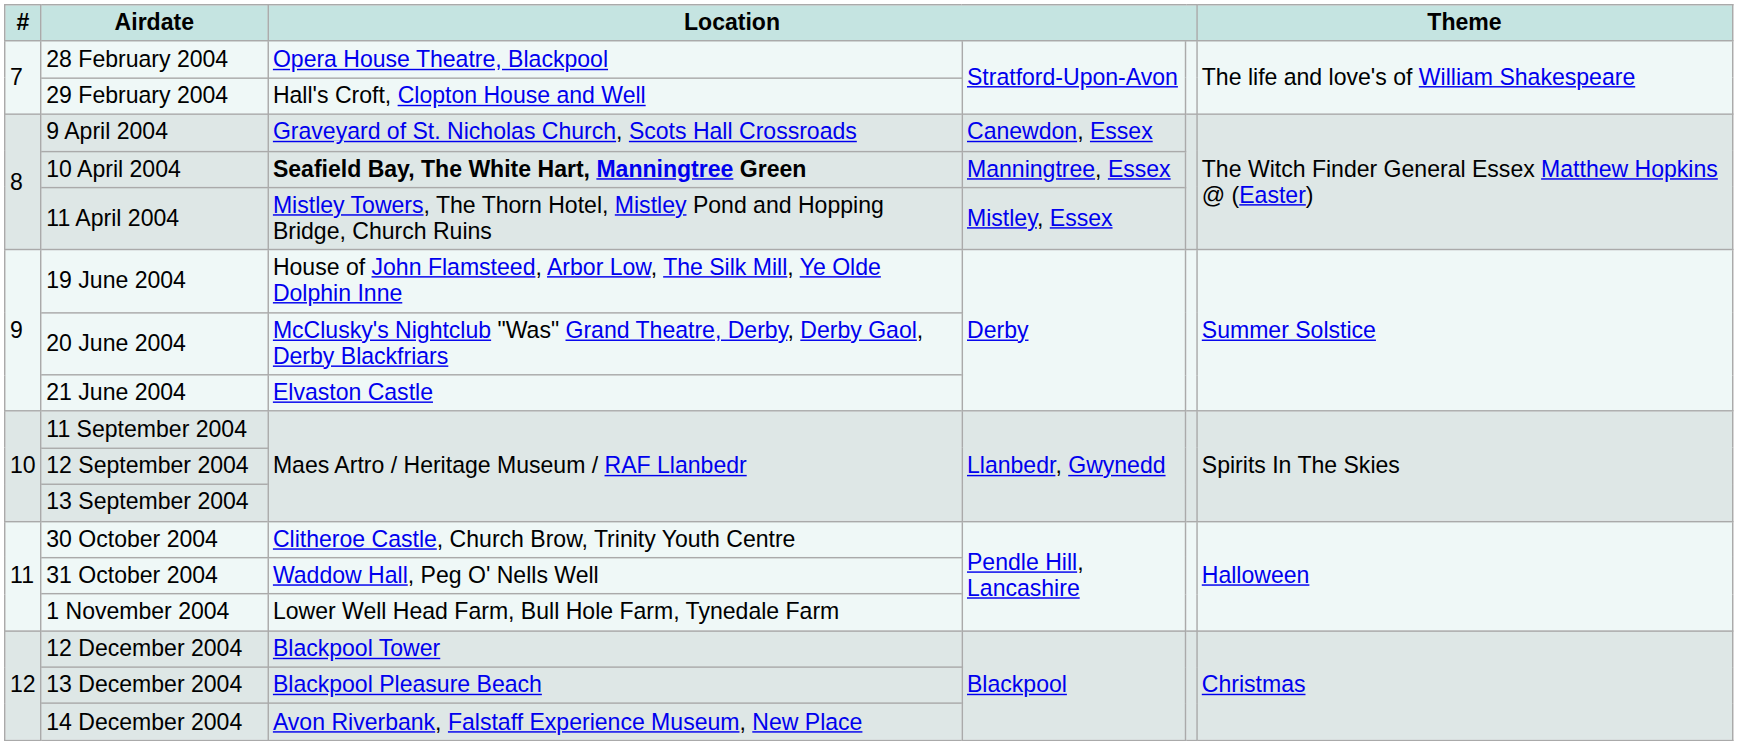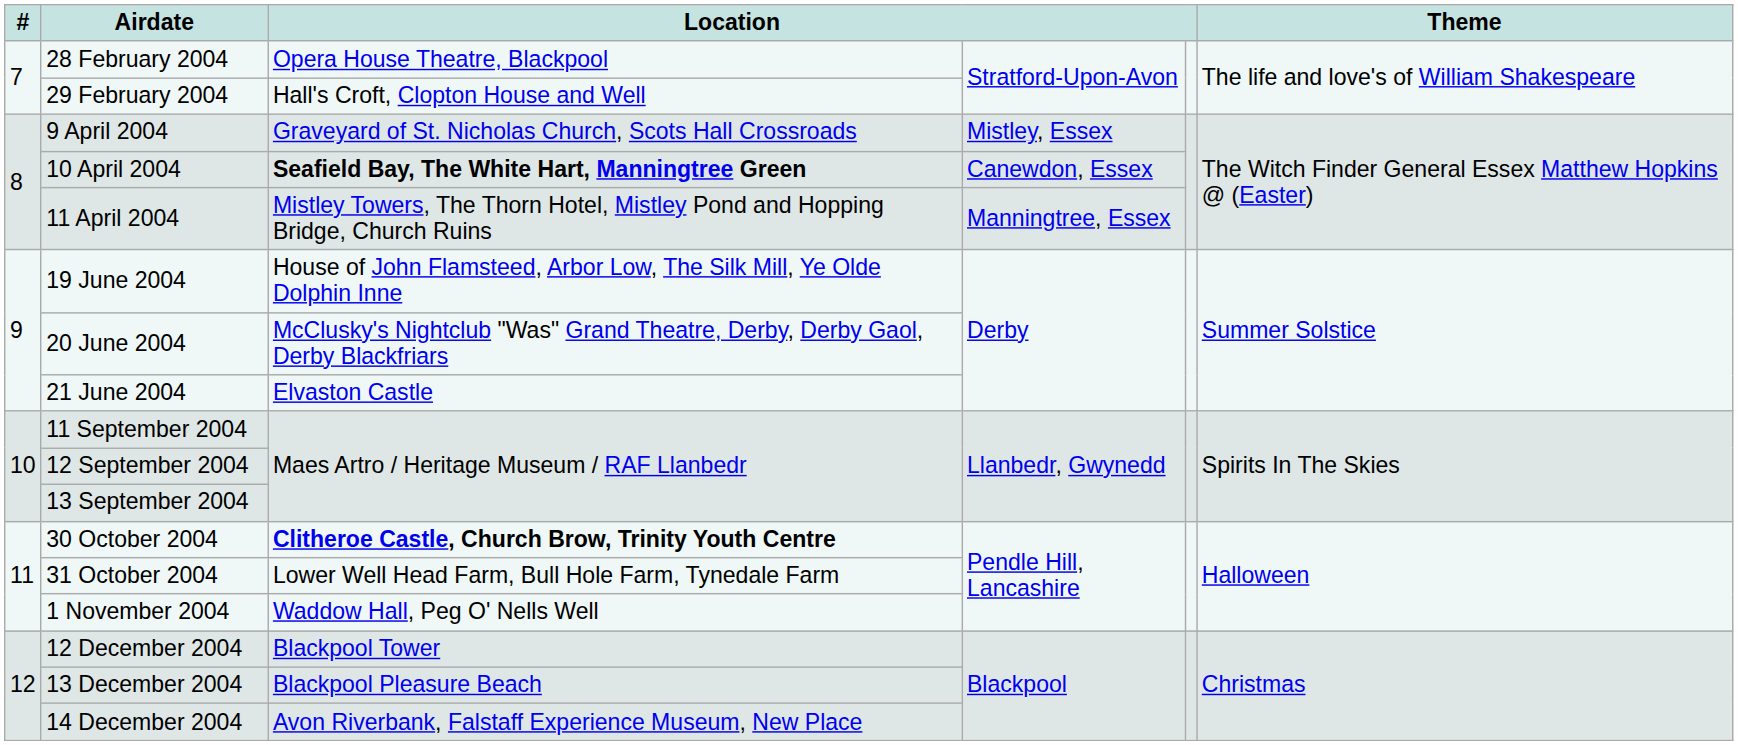(1060, 132) Canewdon, Essex -> (1040, 132) Mistley, Essex
(1069, 168) Manningtree, Essex -> (1060, 168) Canewdon, Essex
(1040, 218) Mistley, Essex -> (1069, 218) Manningtree, Essex
(534, 539) normal -> (554, 539) bold
(436, 575) Waddow Hall, Peg O' Nells Well -> (556, 575) Lower Well Head Farm, Bull Hole Farm, Tynedale Farm
(556, 612) Lower Well Head Farm, Bull Hole Farm, Tynedale Farm -> (436, 612) Waddow Hall, Peg O' Nells Well
